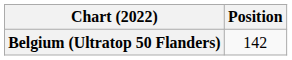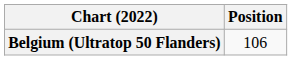(255, 42) 142 -> (255, 42) 106
